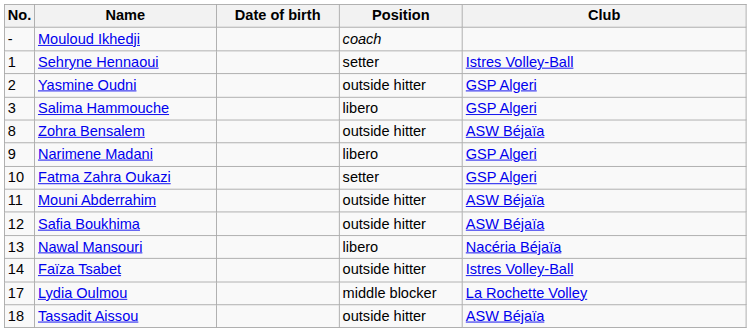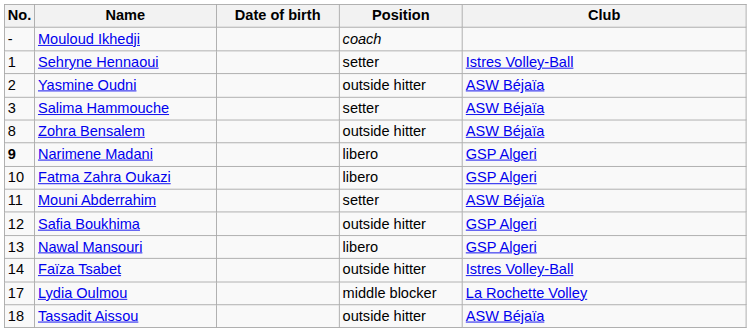(501, 85) GSP Algeri -> (505, 85) ASW Béjaïa
(360, 108) libero -> (361, 108) setter
(501, 108) GSP Algeri -> (505, 108) ASW Béjaïa
(12, 154) normal -> (12, 154) bold
(361, 177) setter -> (360, 177) libero
(384, 200) outside hitter -> (361, 200) setter
(505, 223) ASW Béjaïa -> (501, 223) GSP Algeri
(514, 246) Nacéria Béjaïa -> (501, 246) GSP Algeri
